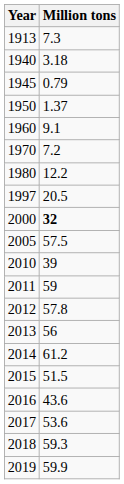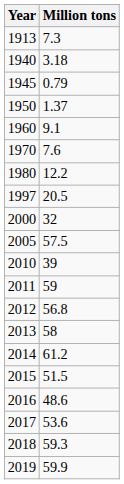(52, 151) 7.2 -> (52, 151) 7.6
(50, 219) bold -> (50, 219) normal
(55, 309) 57.8 -> (55, 309) 56.8
(50, 331) 56 -> (50, 331) 58
(55, 399) 43.6 -> (55, 399) 48.6
